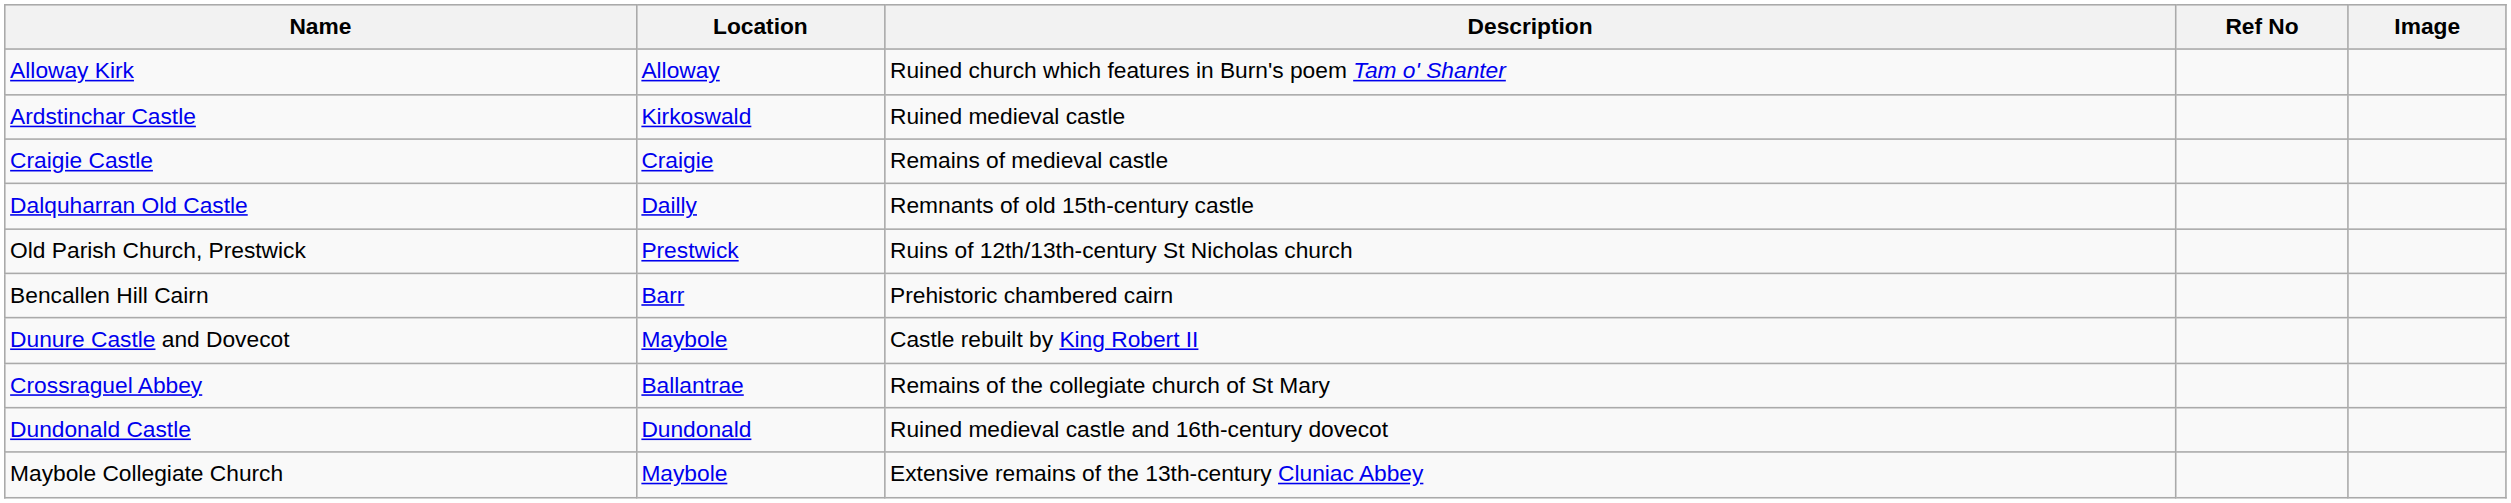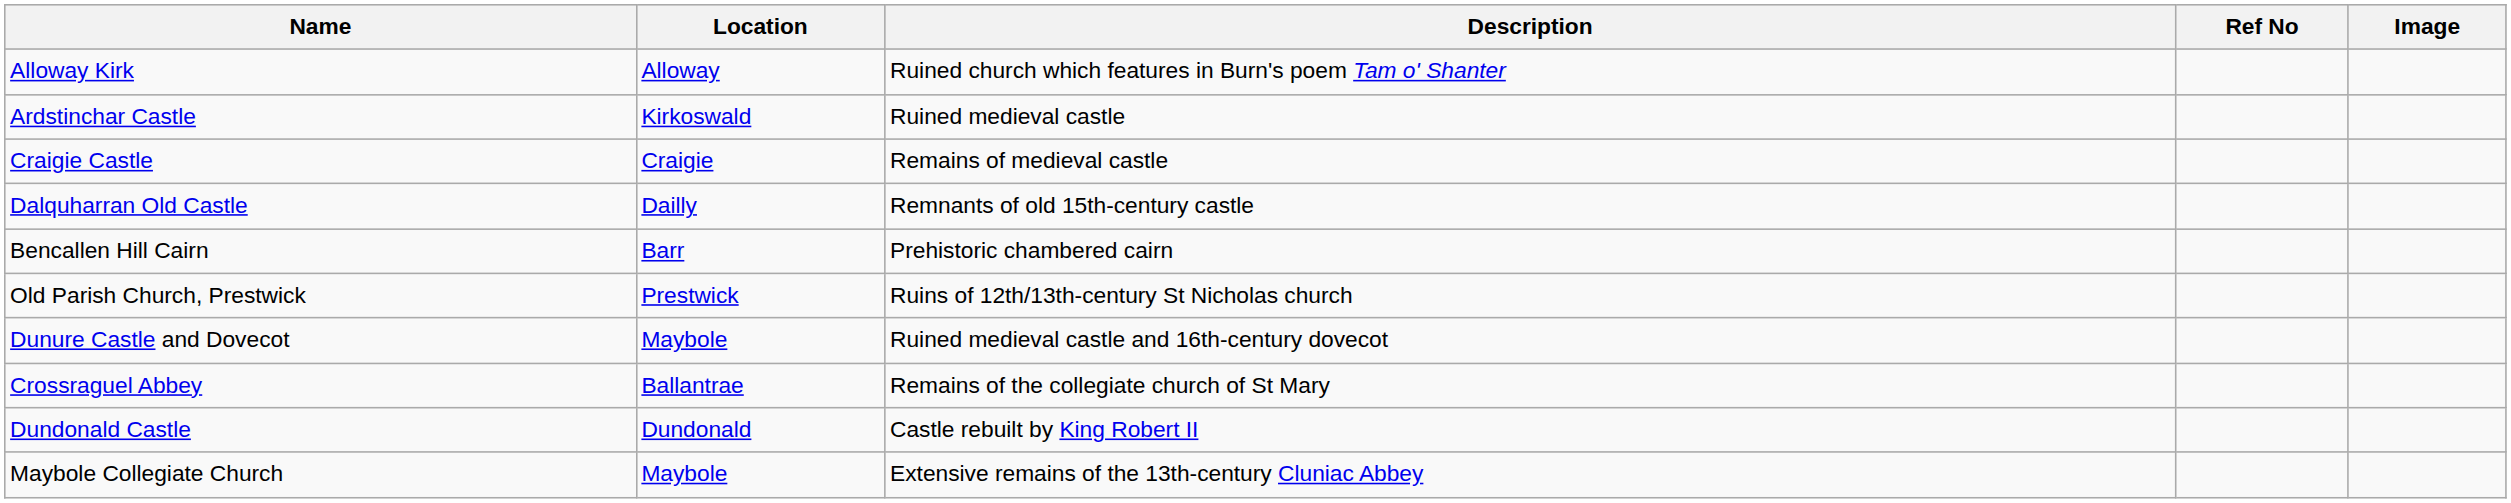rows swapped: (109, 295) <-> (158, 250)
(1044, 340) Castle rebuilt by King Robert II -> (1139, 340) Ruined medieval castle and 16th-century dovecot
(1139, 429) Ruined medieval castle and 16th-century dovecot -> (1044, 429) Castle rebuilt by King Robert II
